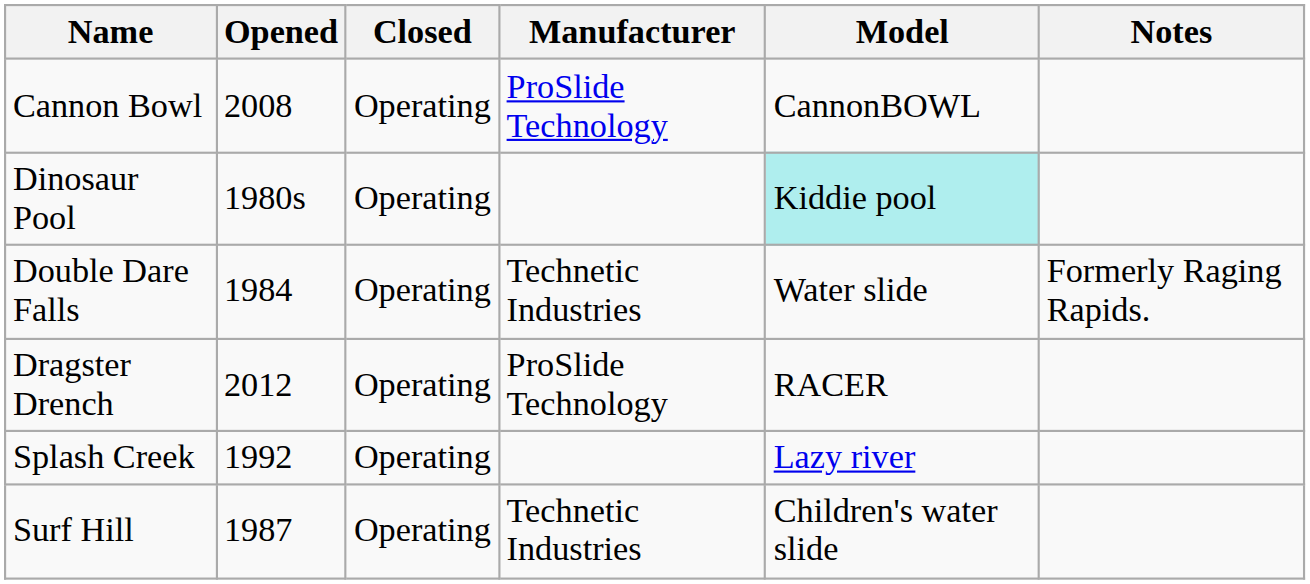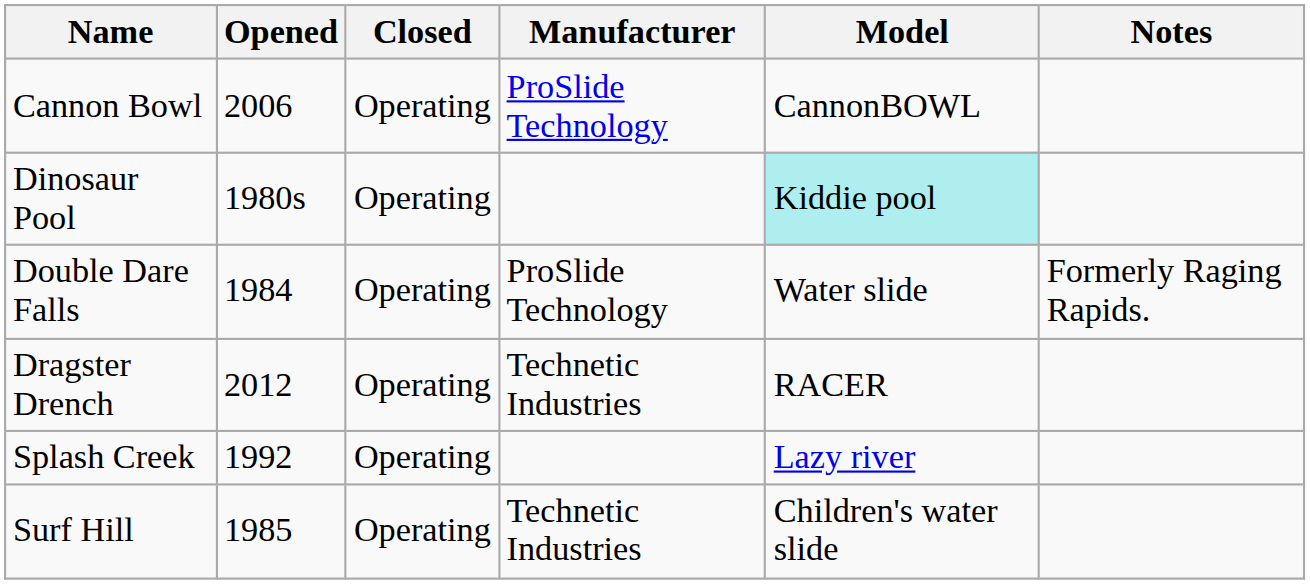(258, 105) 2008 -> (258, 105) 2006
(574, 290) Technetic Industries -> (587, 290) ProSlide Technology
(587, 383) ProSlide Technology -> (574, 383) Technetic Industries
(258, 530) 1987 -> (258, 530) 1985
